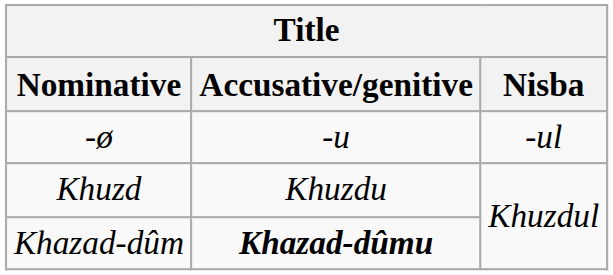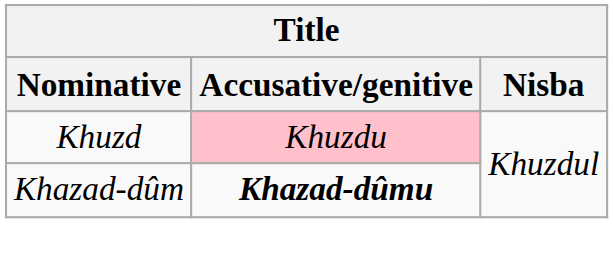- row: (99, 136)
(336, 189) no background -> (336, 136) pink background
